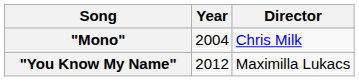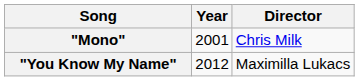(212, 40) 2004 -> (212, 40) 2001
